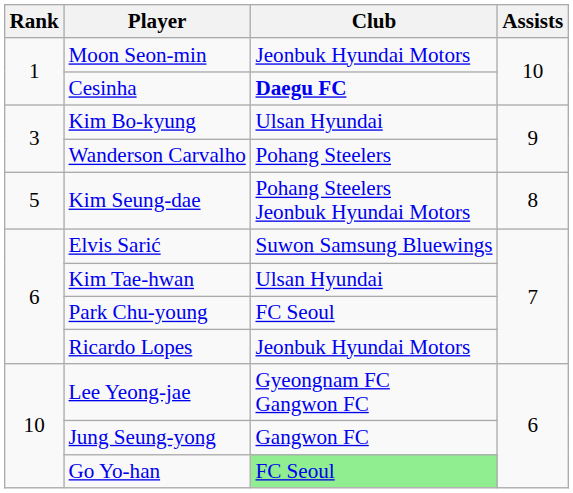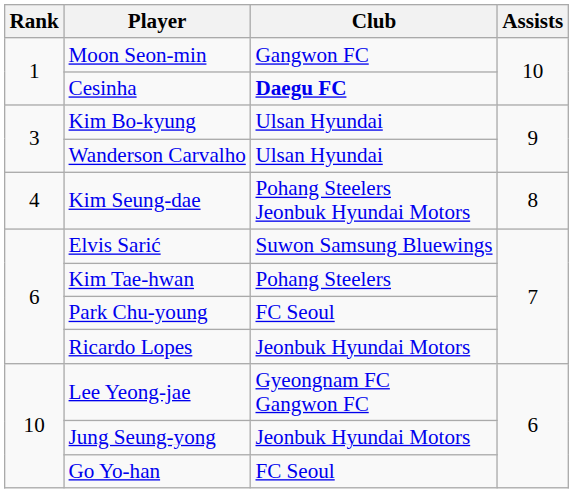(363, 54) Jeonbuk Hyundai Motors -> (312, 54) Gangwon FC
(323, 155) Pohang Steelers -> (319, 155) Ulsan Hyundai
(34, 200) 5 -> (34, 200) 4
(319, 279) Ulsan Hyundai -> (323, 279) Pohang Steelers
(312, 437) Gangwon FC -> (363, 437) Jeonbuk Hyundai Motors
(295, 470) lightgreen background -> (295, 470) no background
